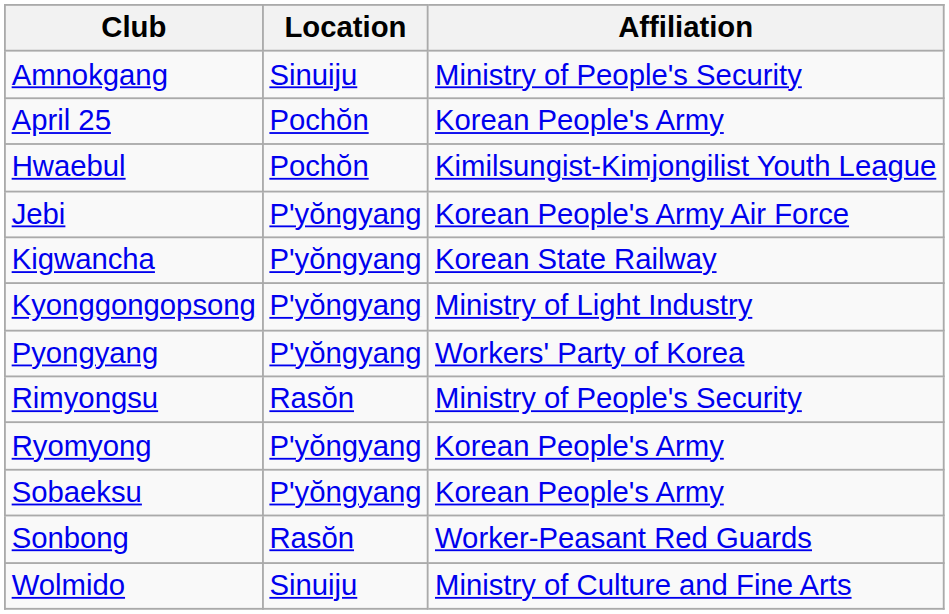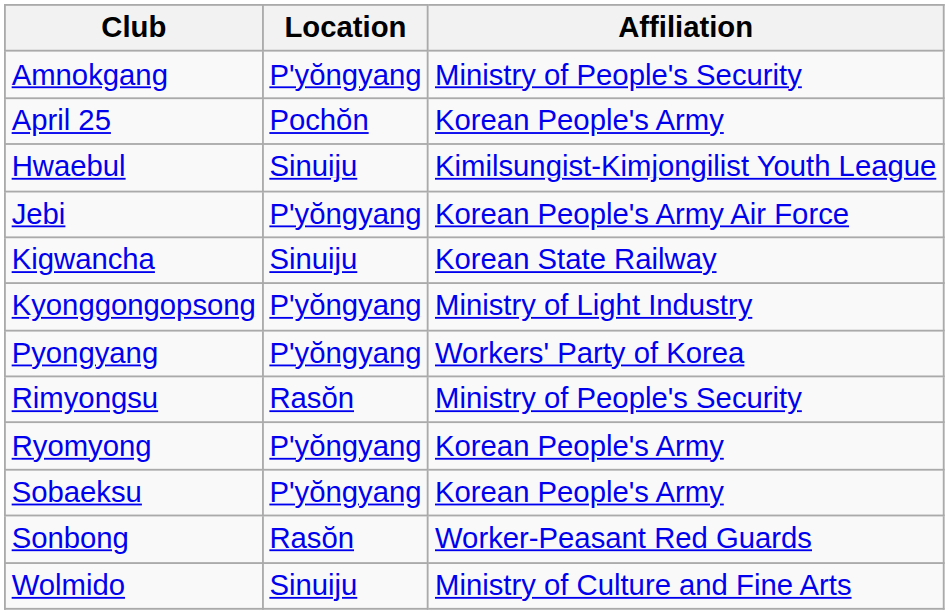(313, 74) Sinuiju -> (345, 74) P'yŏngyang
(319, 167) Pochŏn -> (313, 167) Sinuiju
(345, 259) P'yŏngyang -> (313, 259) Sinuiju
